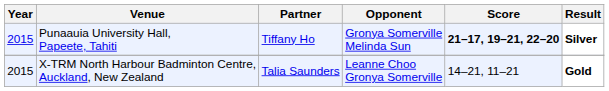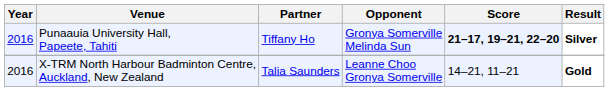(20, 39) 2015 -> (20, 39) 2016
(20, 71) 2015 -> (20, 71) 2016
